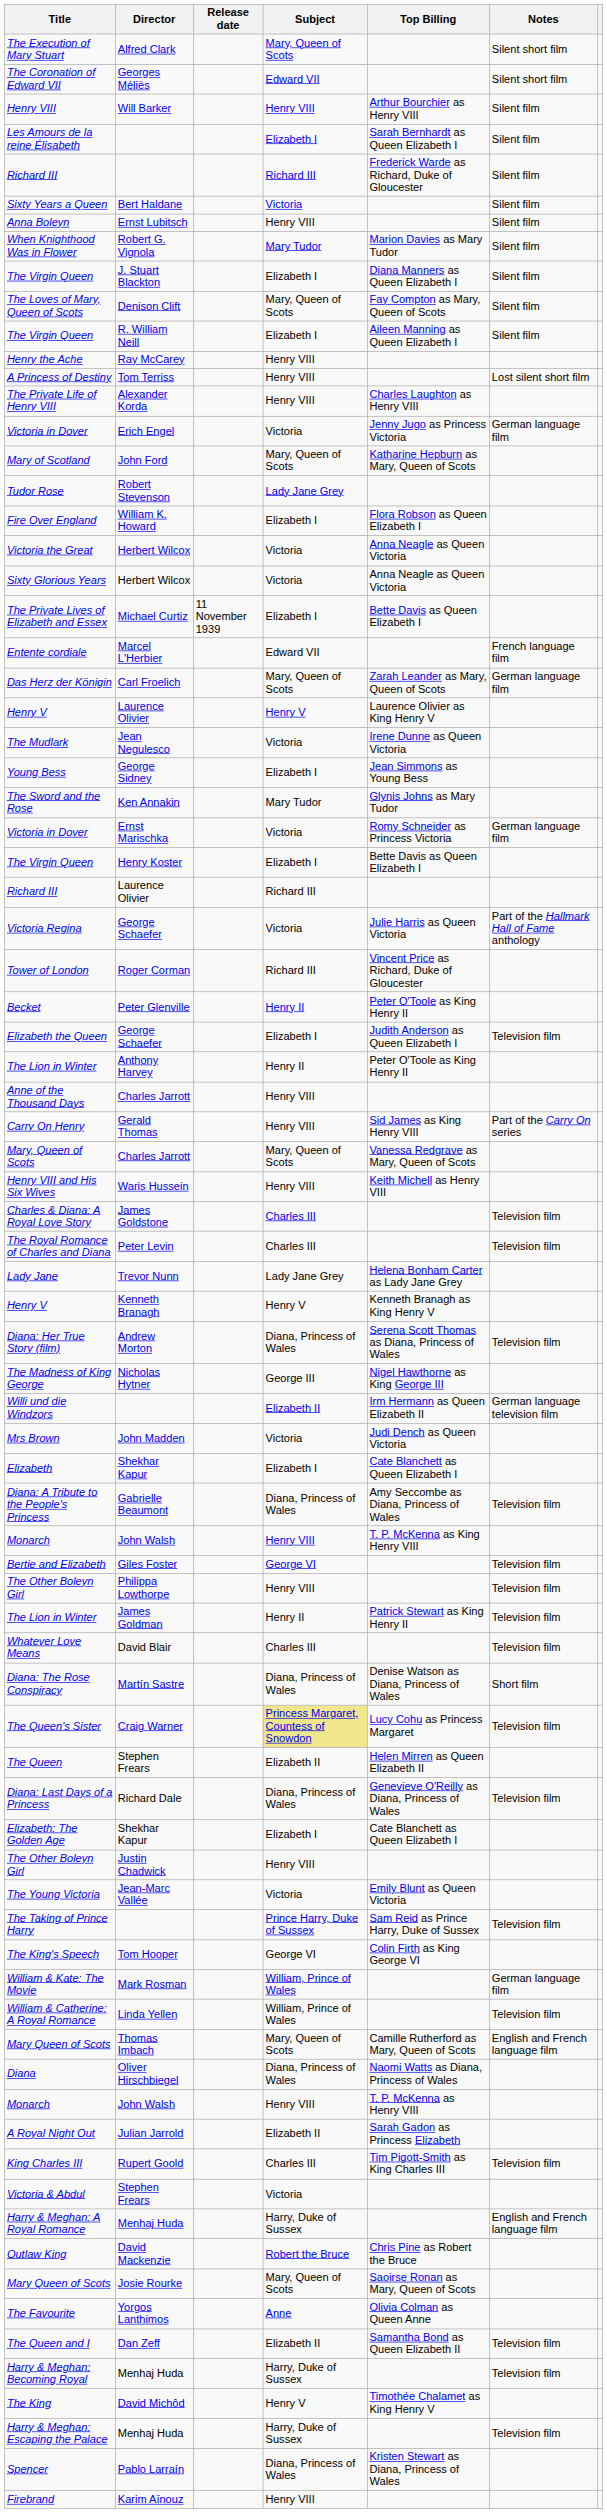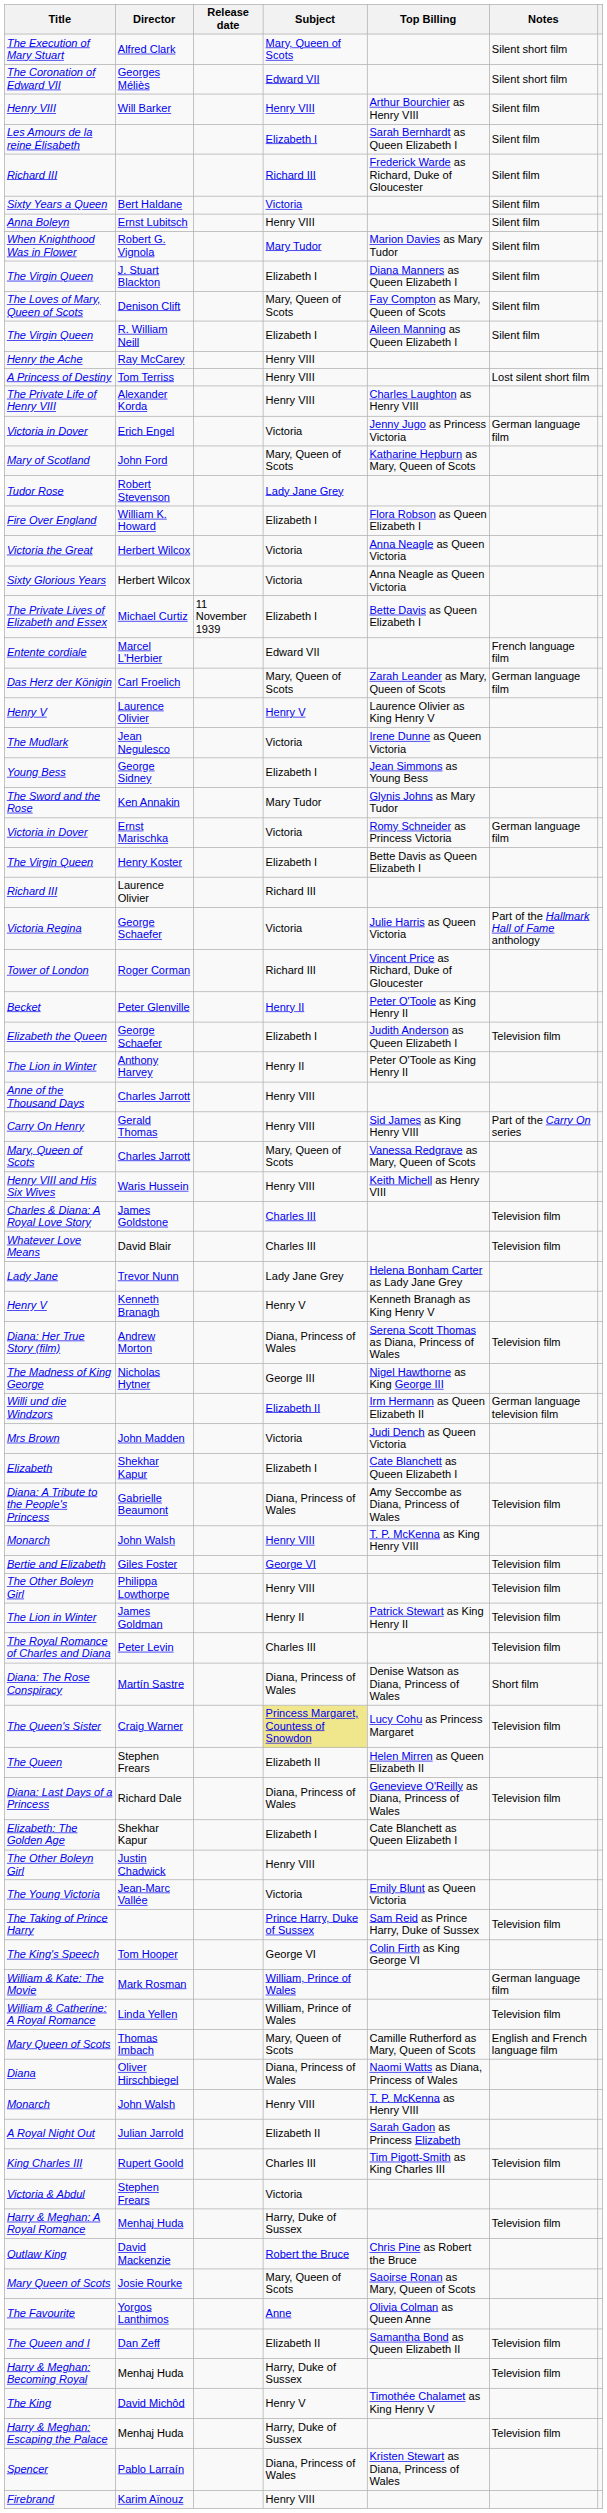rows swapped: (59, 1246) <-> (44, 1648)
(539, 2224) English and French language film -> (526, 2224) Television film
